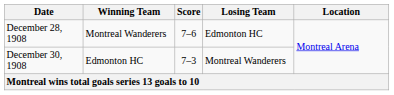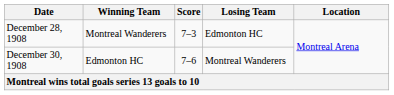(189, 33) 7–6 -> (189, 33) 7–3
(189, 60) 7–3 -> (189, 60) 7–6
